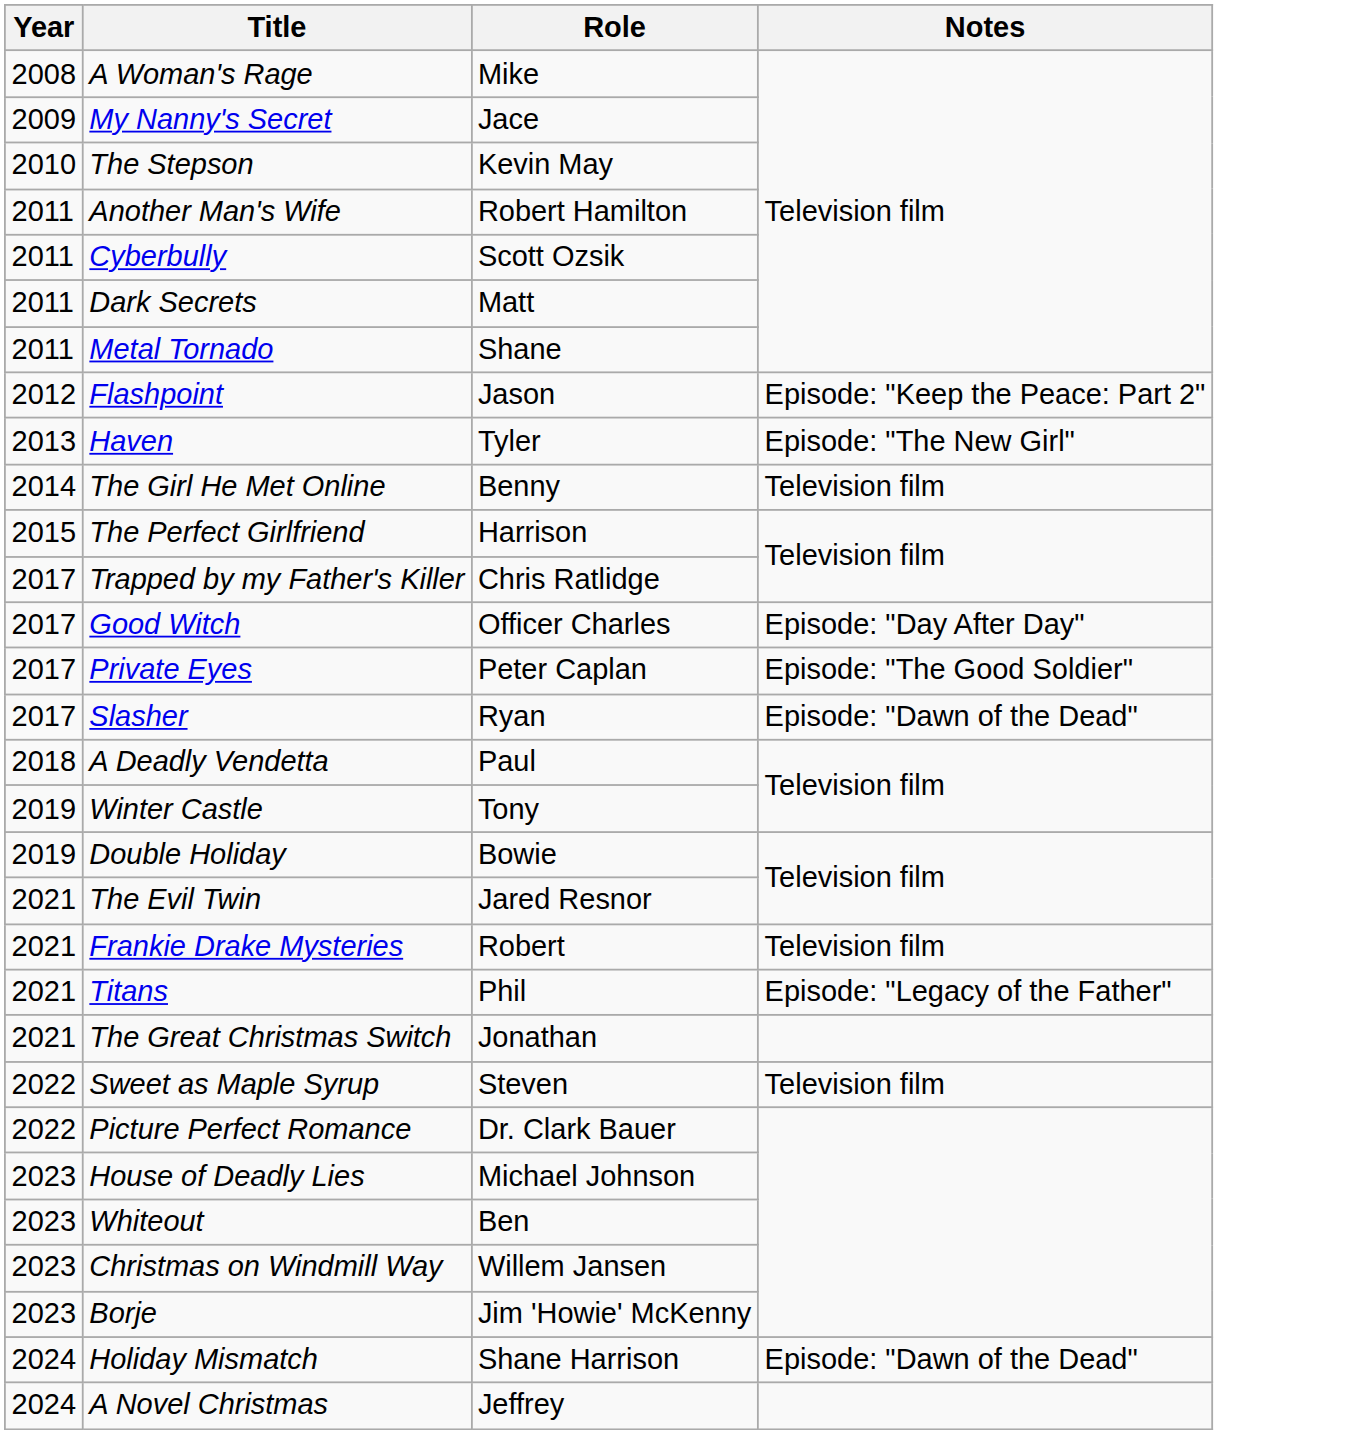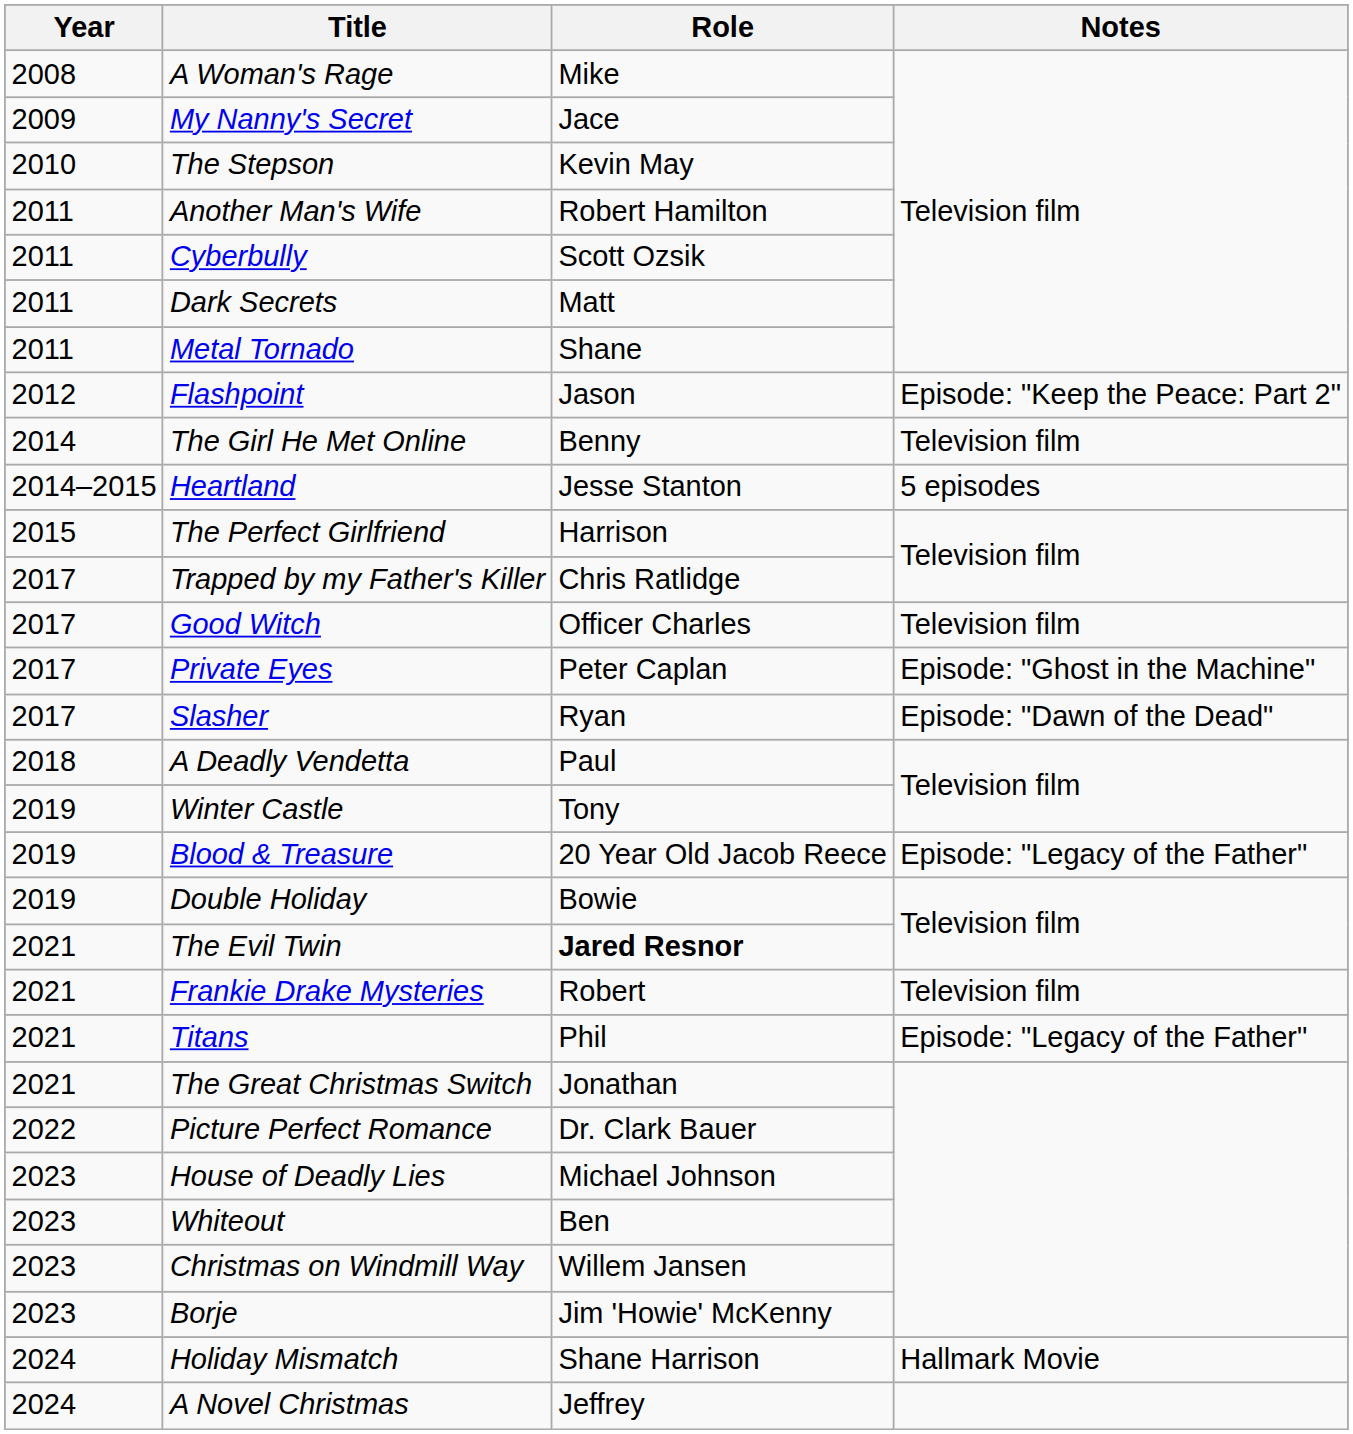- row: (131, 440)
+ row: (233, 486)
(925, 624) Episode: "Day After Day" -> (990, 624) Television film
(949, 670) Episode: "The Good Soldier" -> (1108, 670) Episode: "Ghost in the Machine"
+ row: (282, 854)
(565, 900) normal -> (651, 946) bold
- row: (234, 1083)
(951, 1359) Episode: "Dawn of the Dead" -> (1000, 1359) Hallmark Movie
